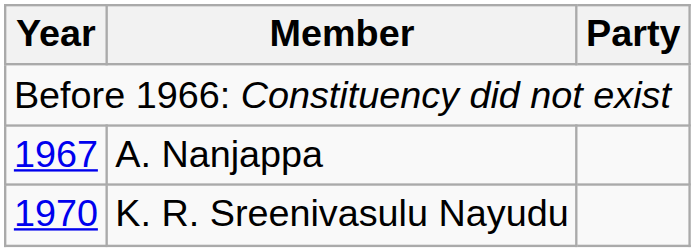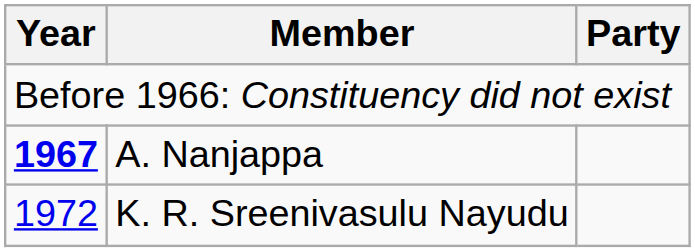(56, 154) normal -> (56, 154) bold
(56, 214) 1970 -> (56, 214) 1972
